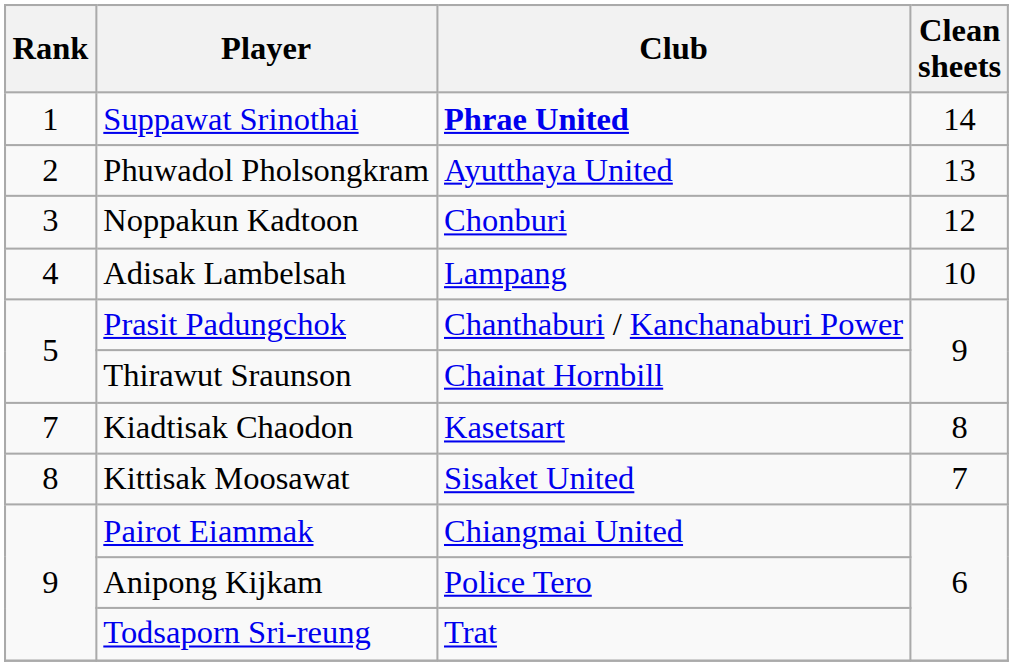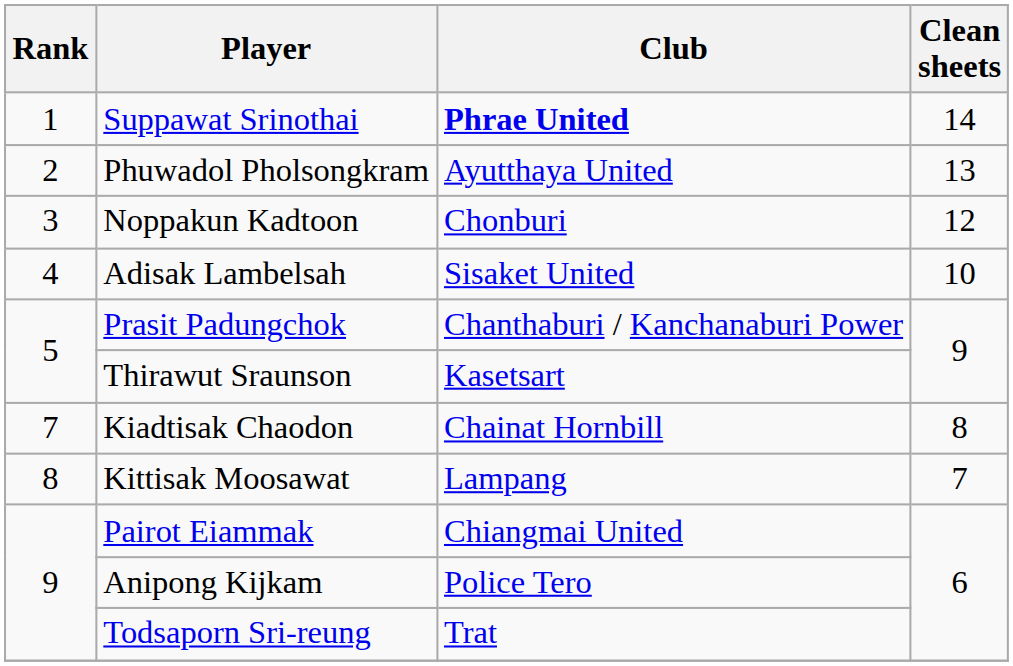(505, 272) Lampang -> (539, 272) Sisaket United
(554, 375) Chainat Hornbill -> (504, 375) Kasetsart
(504, 427) Kasetsart -> (554, 427) Chainat Hornbill
(539, 478) Sisaket United -> (505, 478) Lampang
